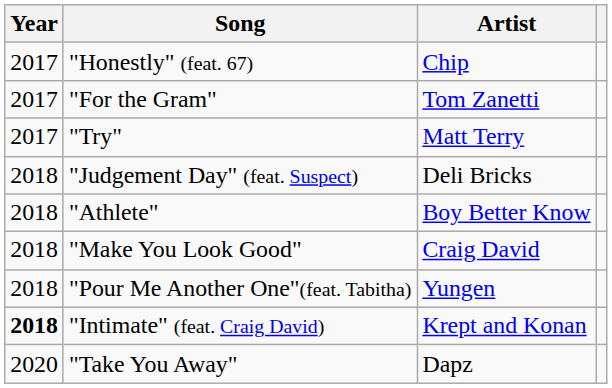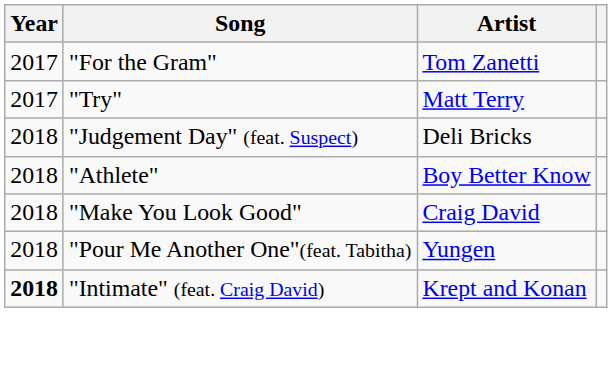- row: (161, 61)
- row: (153, 363)
